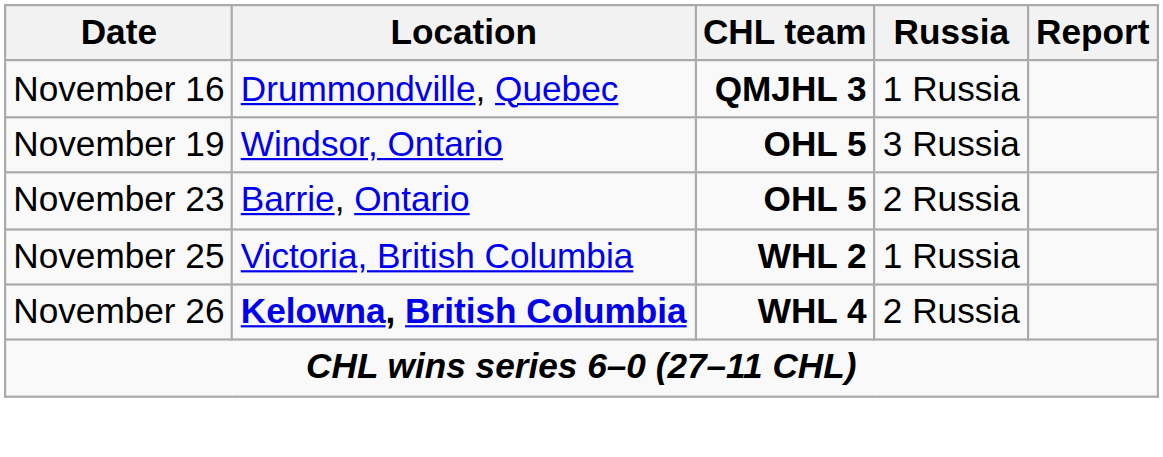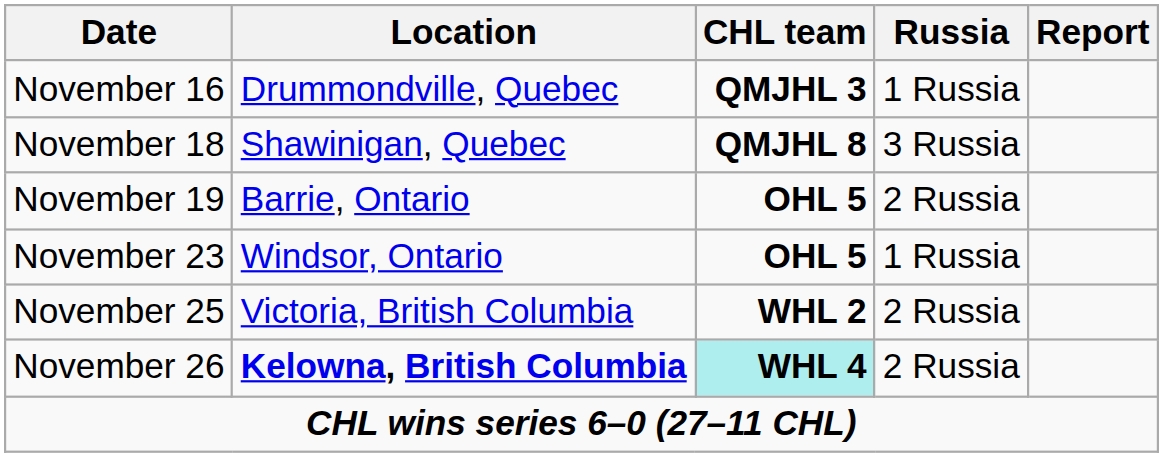+ row: (119, 144)
(372, 144) Windsor, Ontario -> (355, 199) Barrie, Ontario
(951, 144) 3 Russia -> (951, 199) 2 Russia
(355, 199) Barrie, Ontario -> (372, 255) Windsor, Ontario
(951, 199) 2 Russia -> (951, 255) 1 Russia
(951, 255) 1 Russia -> (951, 311) 2 Russia
(812, 311) no background -> (812, 367) paleturquoise background
